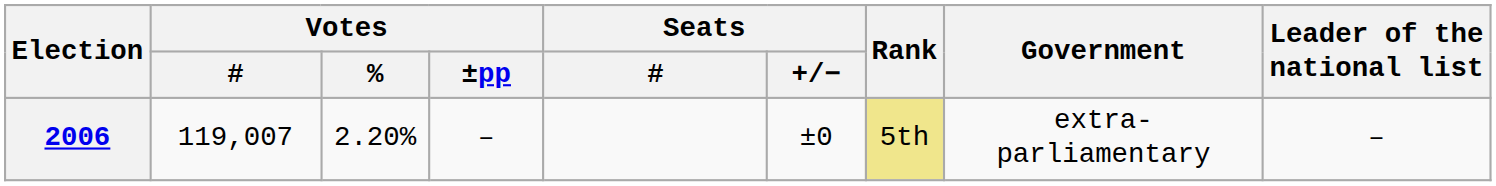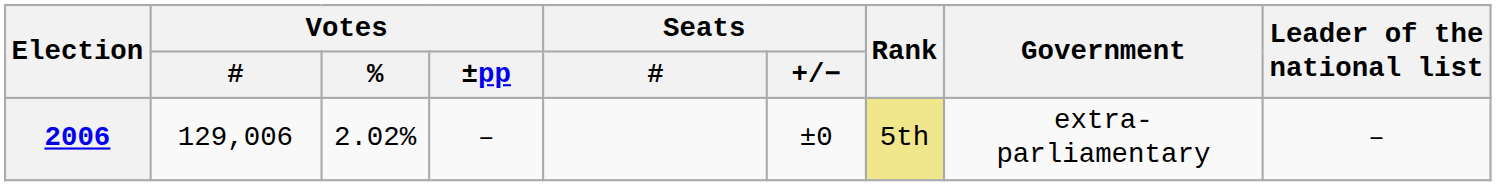(235, 138) 119,007 -> (235, 138) 129,006
(375, 138) 2.20% -> (375, 138) 2.02%
